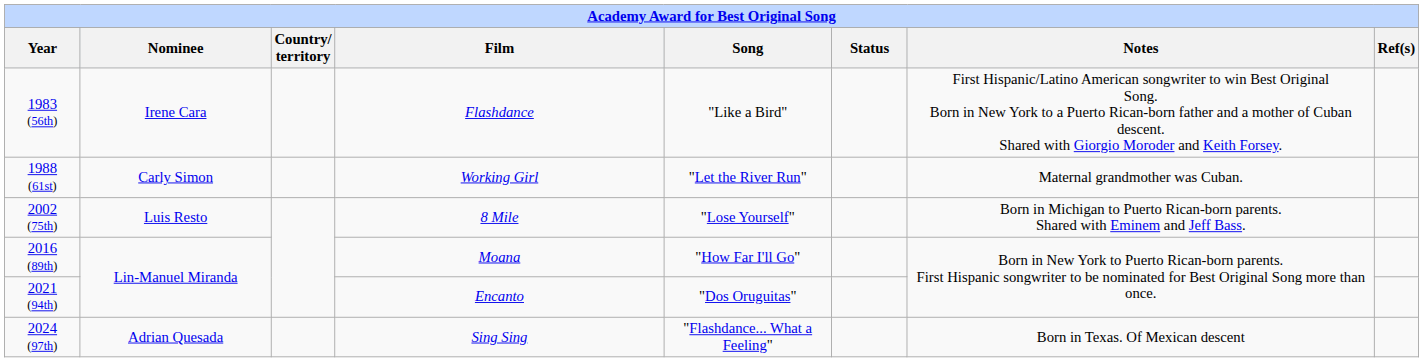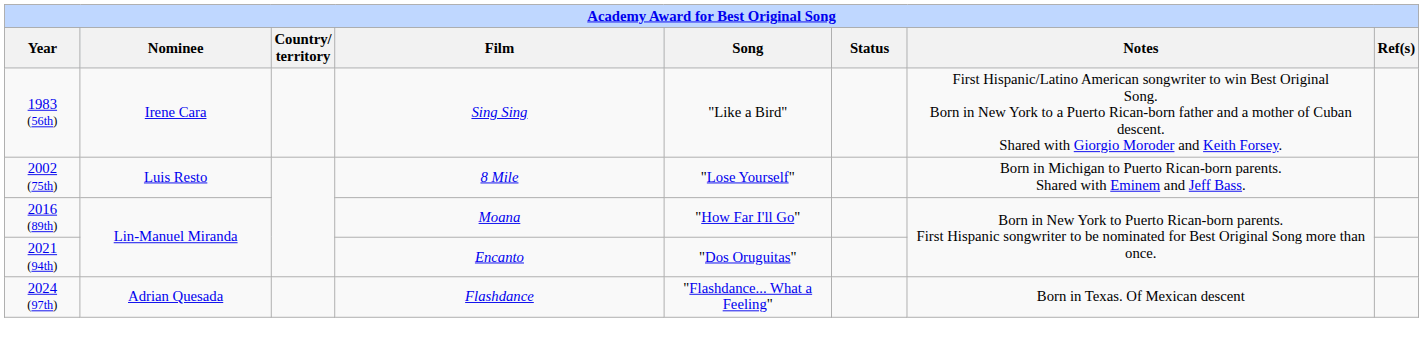(499, 112) Flashdance -> (499, 112) Sing Sing
- row: (42, 177)
(499, 336) Sing Sing -> (499, 297) Flashdance
